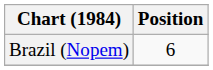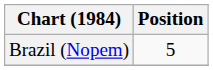(171, 49) 6 -> (171, 49) 5
